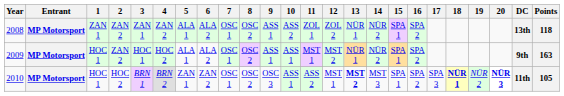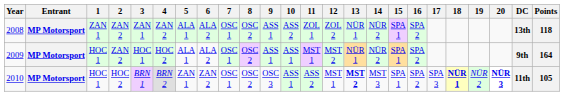(546, 54) 163 -> (546, 54) 164
